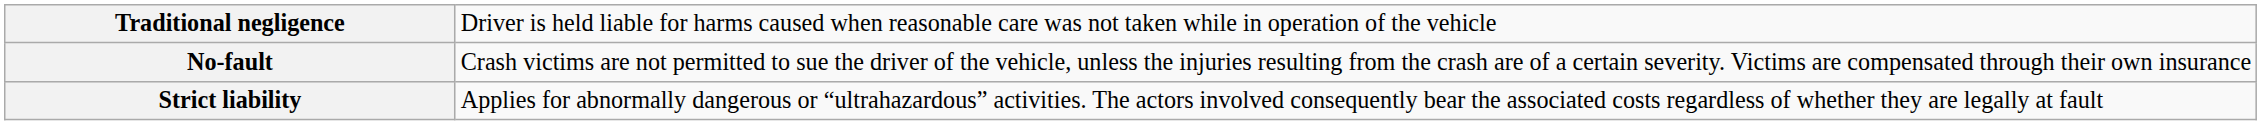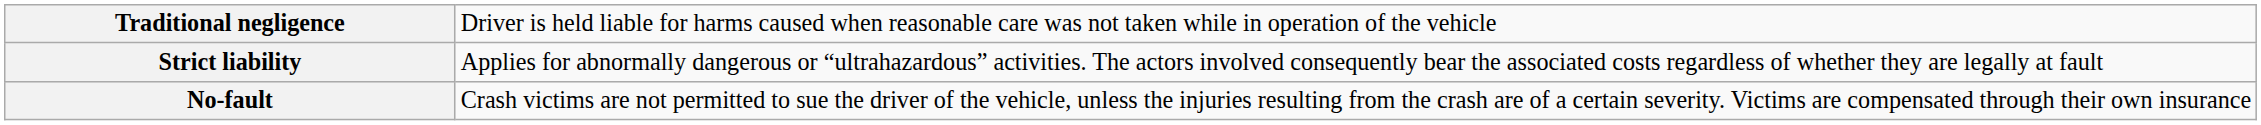rows swapped: (230, 61) <-> (230, 100)
